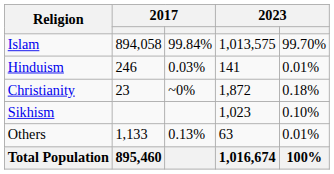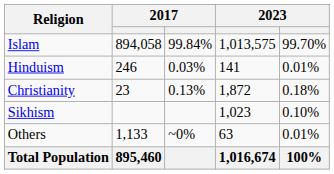(182, 90) ~0% -> (187, 90) 0.13%
(187, 135) 0.13% -> (182, 135) ~0%
